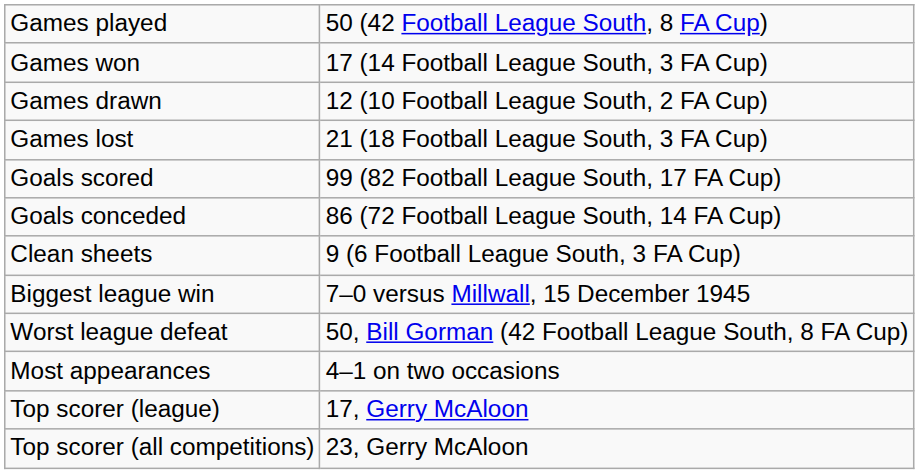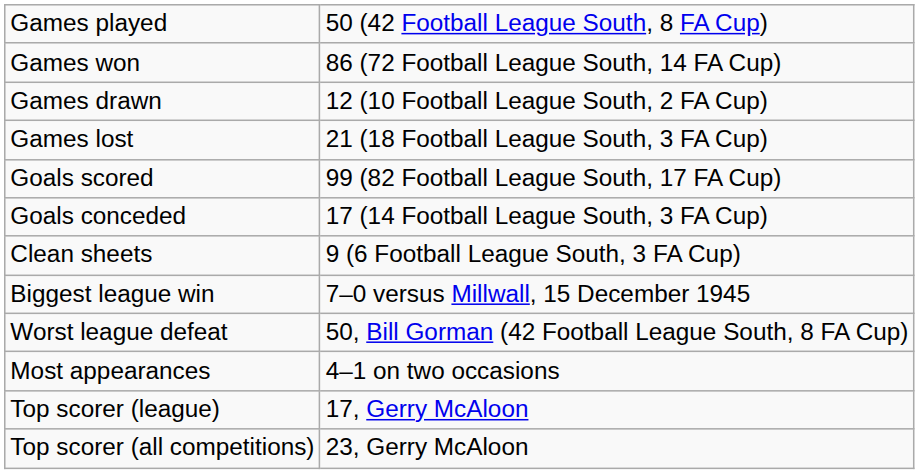(547, 62) 17 (14 Football League South, 3 FA Cup) -> (554, 62) 86 (72 Football League South, 14 FA Cup)
(554, 216) 86 (72 Football League South, 14 FA Cup) -> (547, 216) 17 (14 Football League South, 3 FA Cup)
